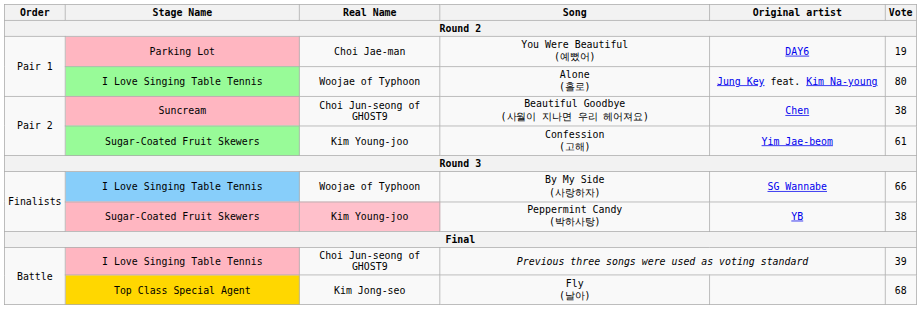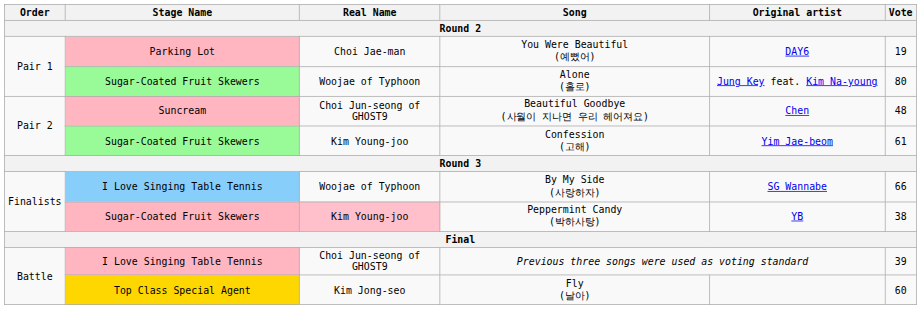(182, 81) I Love Singing Table Tennis -> (182, 81) Sugar-Coated Fruit Skewers
(901, 111) 38 -> (901, 111) 48
(901, 290) 68 -> (901, 290) 60
